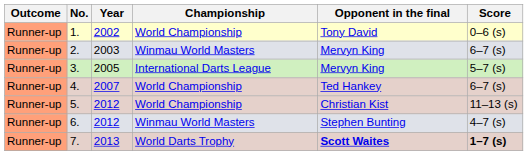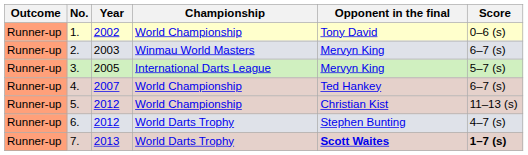(195, 123) Winmau World Masters -> (185, 123) World Darts Trophy
